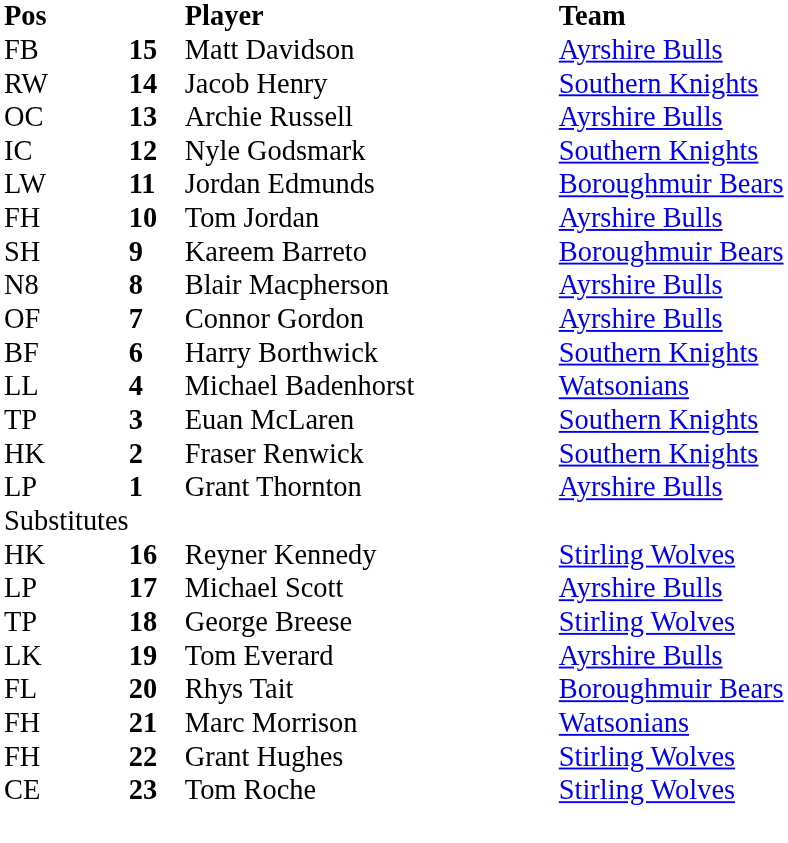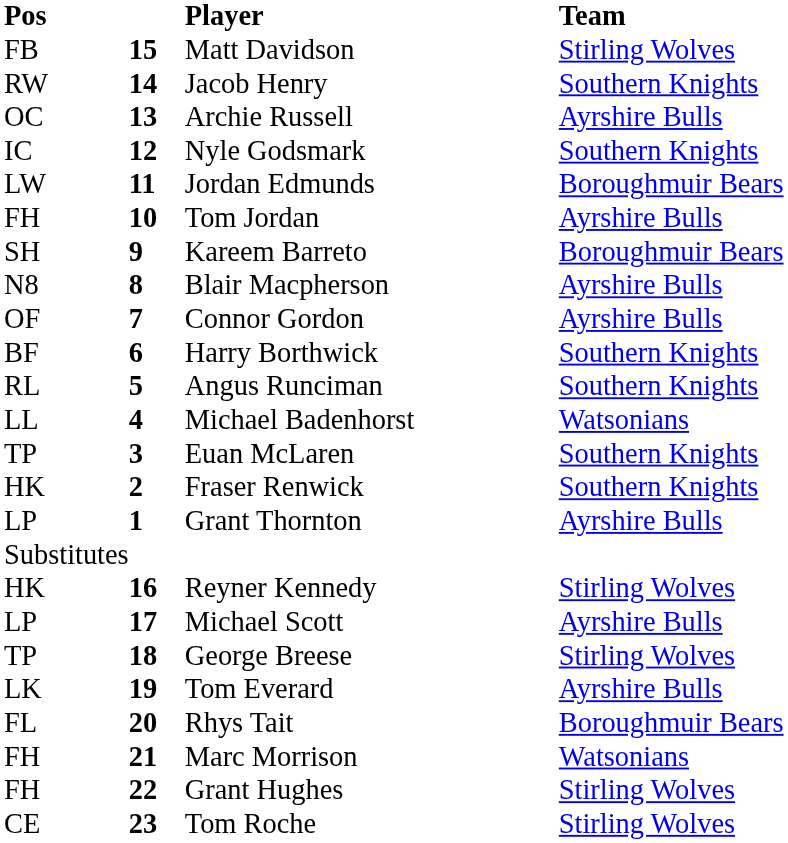(641, 49) Ayrshire Bulls -> (647, 49) Stirling Wolves
+ row: (284, 385)
